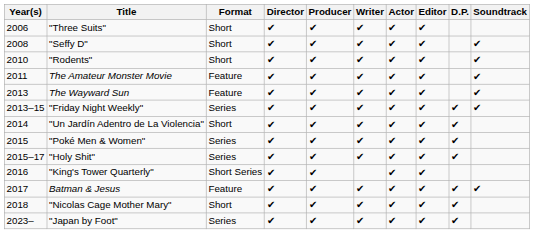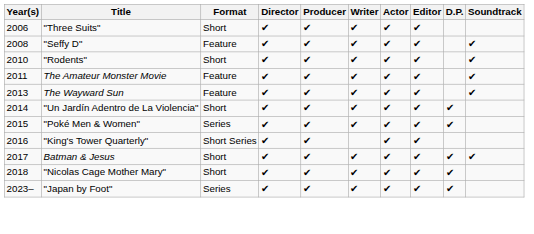(220, 44) Short -> (220, 44) Feature
- row: (96, 108)
- row: (72, 156)
(225, 188) Feature -> (215, 156) Short
